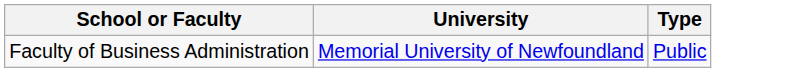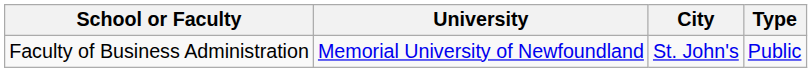+ column: (696, 20)
